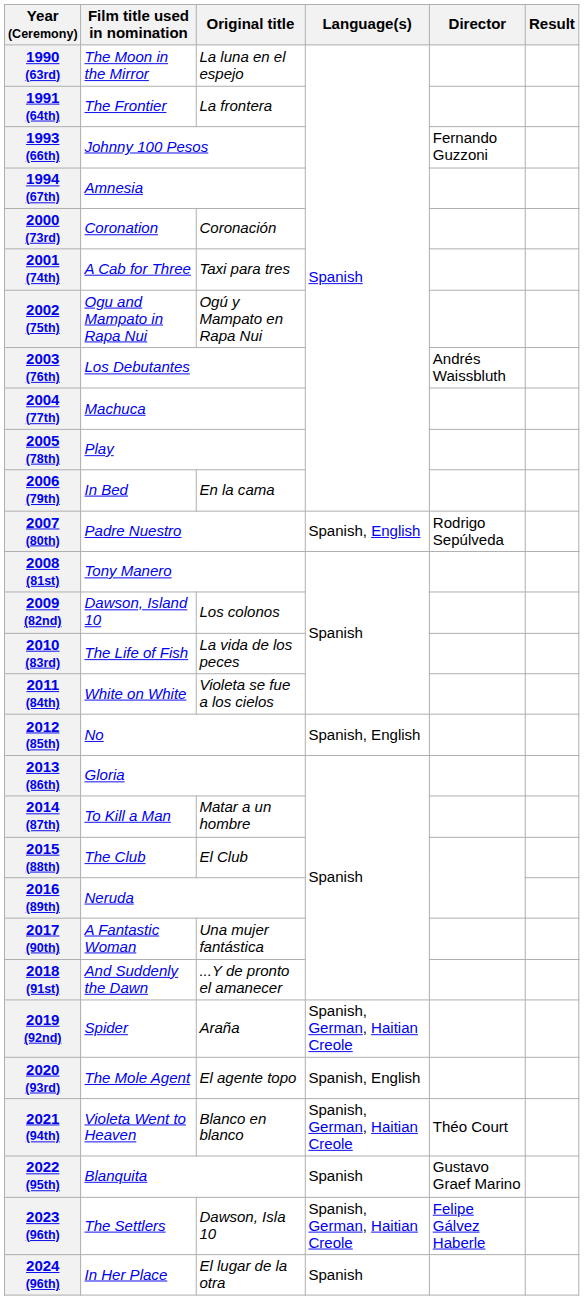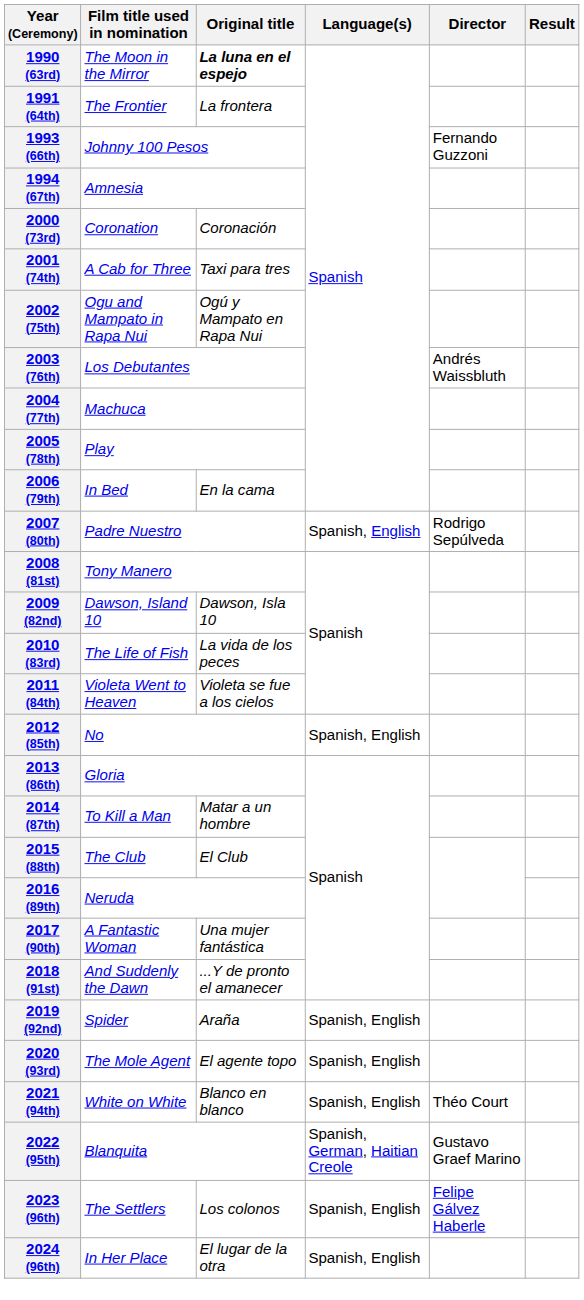(242, 65) normal -> (245, 65) bold
(240, 612) Los colonos -> (242, 612) Dawson, Isla 10
(135, 694) White on White -> (135, 694) Violeta Went to Heaven
(363, 1028) Spanish, German, Haitian Creole -> (364, 1020) Spanish, English
(135, 1127) Violeta Went to Heaven -> (135, 1101) White on White
(363, 1127) Spanish, German, Haitian Creole -> (364, 1101) Spanish, English
(336, 1176) Spanish -> (363, 1151) Spanish, German, Haitian Creole
(242, 1225) Dawson, Isla 10 -> (240, 1208) Los colonos
(363, 1225) Spanish, German, Haitian Creole -> (364, 1208) Spanish, English
(336, 1274) Spanish -> (364, 1258) Spanish, English
